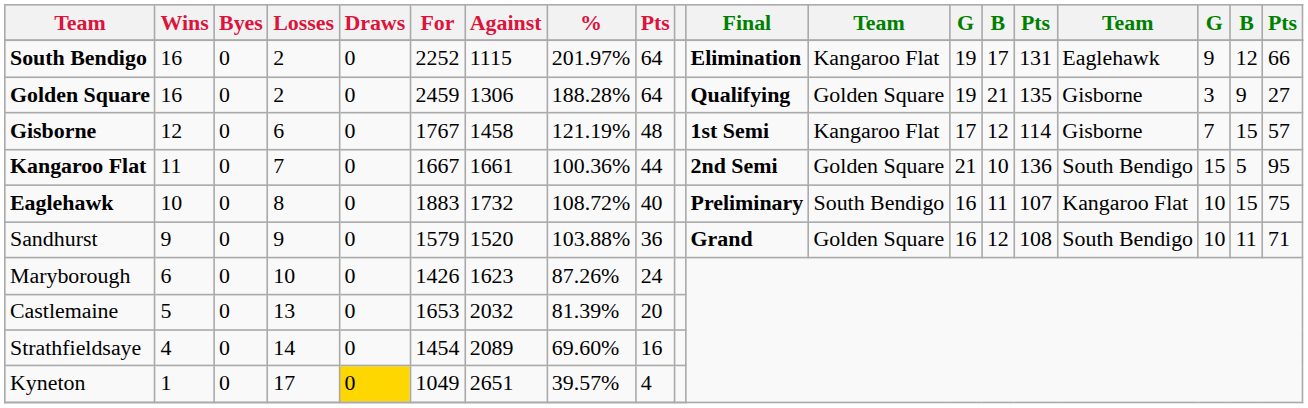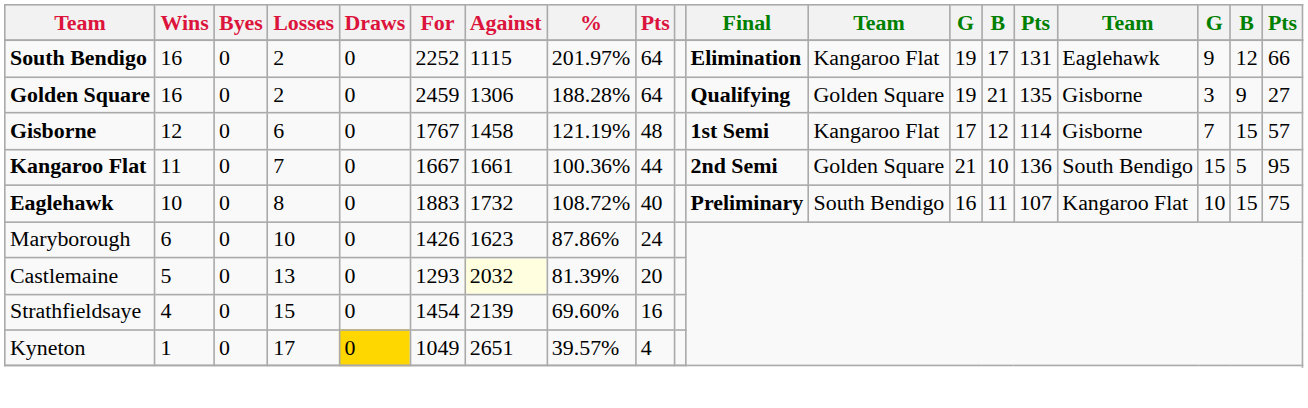- row: (54, 238)
(586, 275) 87.26% -> (586, 238) 87.86%
(437, 311) 1653 -> (437, 275) 1293
(492, 311) no background -> (492, 275) lightyellow background
(284, 347) 14 -> (284, 311) 15
(492, 347) 2089 -> (492, 311) 2139
